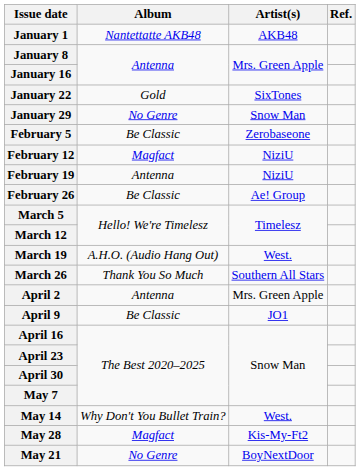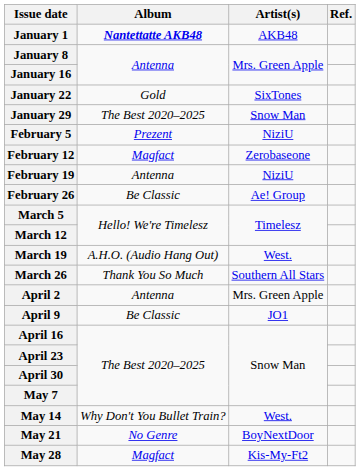(153, 34) normal -> (153, 34) bold
(153, 114) No Genre -> (153, 114) The Best 2020–2025
(153, 134) Be Classic -> (153, 134) Prezent
(278, 134) Zerobaseone -> (278, 134) NiziU
(278, 154) NiziU -> (278, 154) Zerobaseone
rows swapped: (41, 455) <-> (41, 435)
